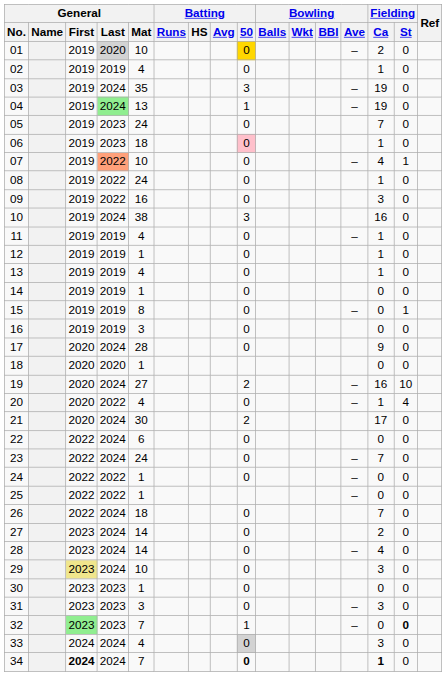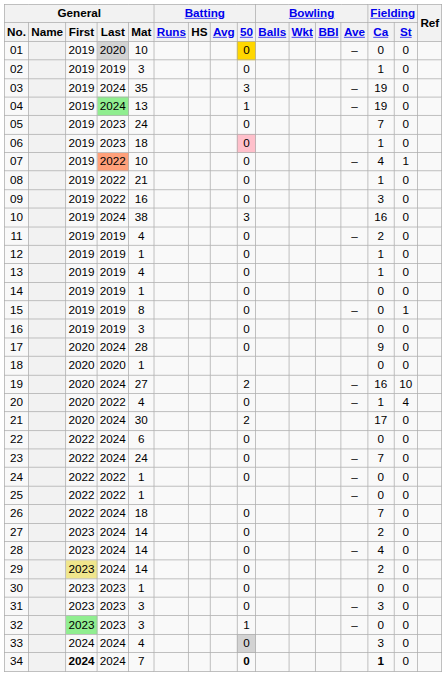(381, 50) 2 -> (381, 50) 0
(141, 69) 4 -> (141, 69) 3
(141, 180) 24 -> (141, 180) 21
(381, 236) 1 -> (381, 236) 2
(141, 569) 10 -> (141, 569) 14
(381, 569) 3 -> (381, 569) 2
(141, 625) 7 -> (141, 625) 3
(406, 625) bold -> (406, 625) normal
